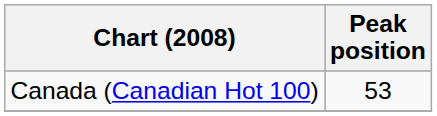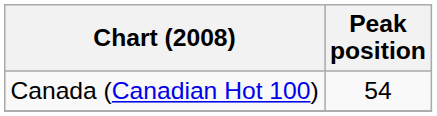(378, 90) 53 -> (378, 90) 54
